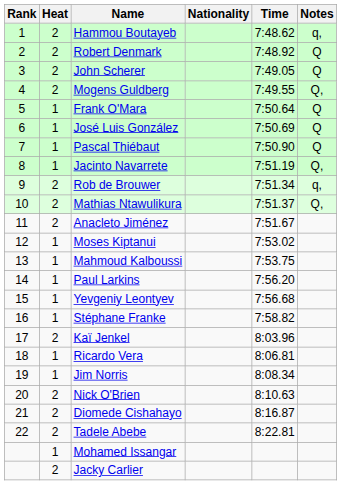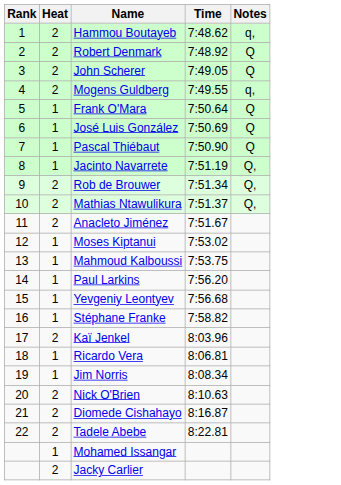- column: (218, 14)
(317, 90) Q, -> (250, 90) q,
(317, 185) q, -> (250, 185) Q,
